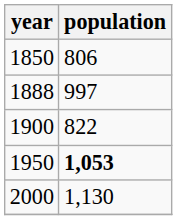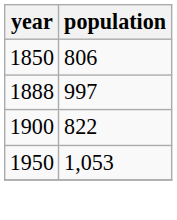(89, 162) bold -> (89, 162) normal
- row: (32, 197)
